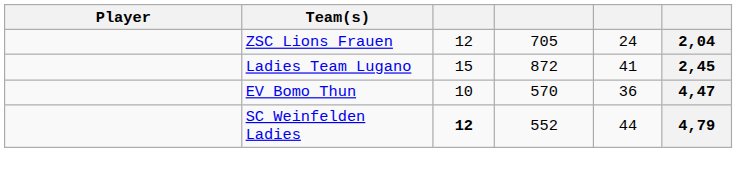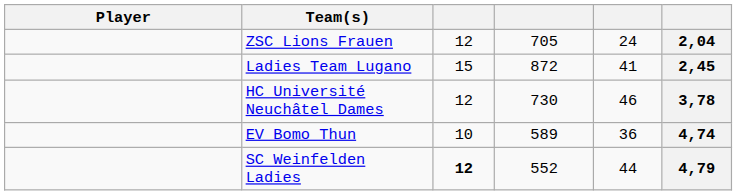+ row: (315, 101)
(544, 92) 570 -> (544, 135) 589
(697, 92) 4,47 -> (697, 135) 4,74
